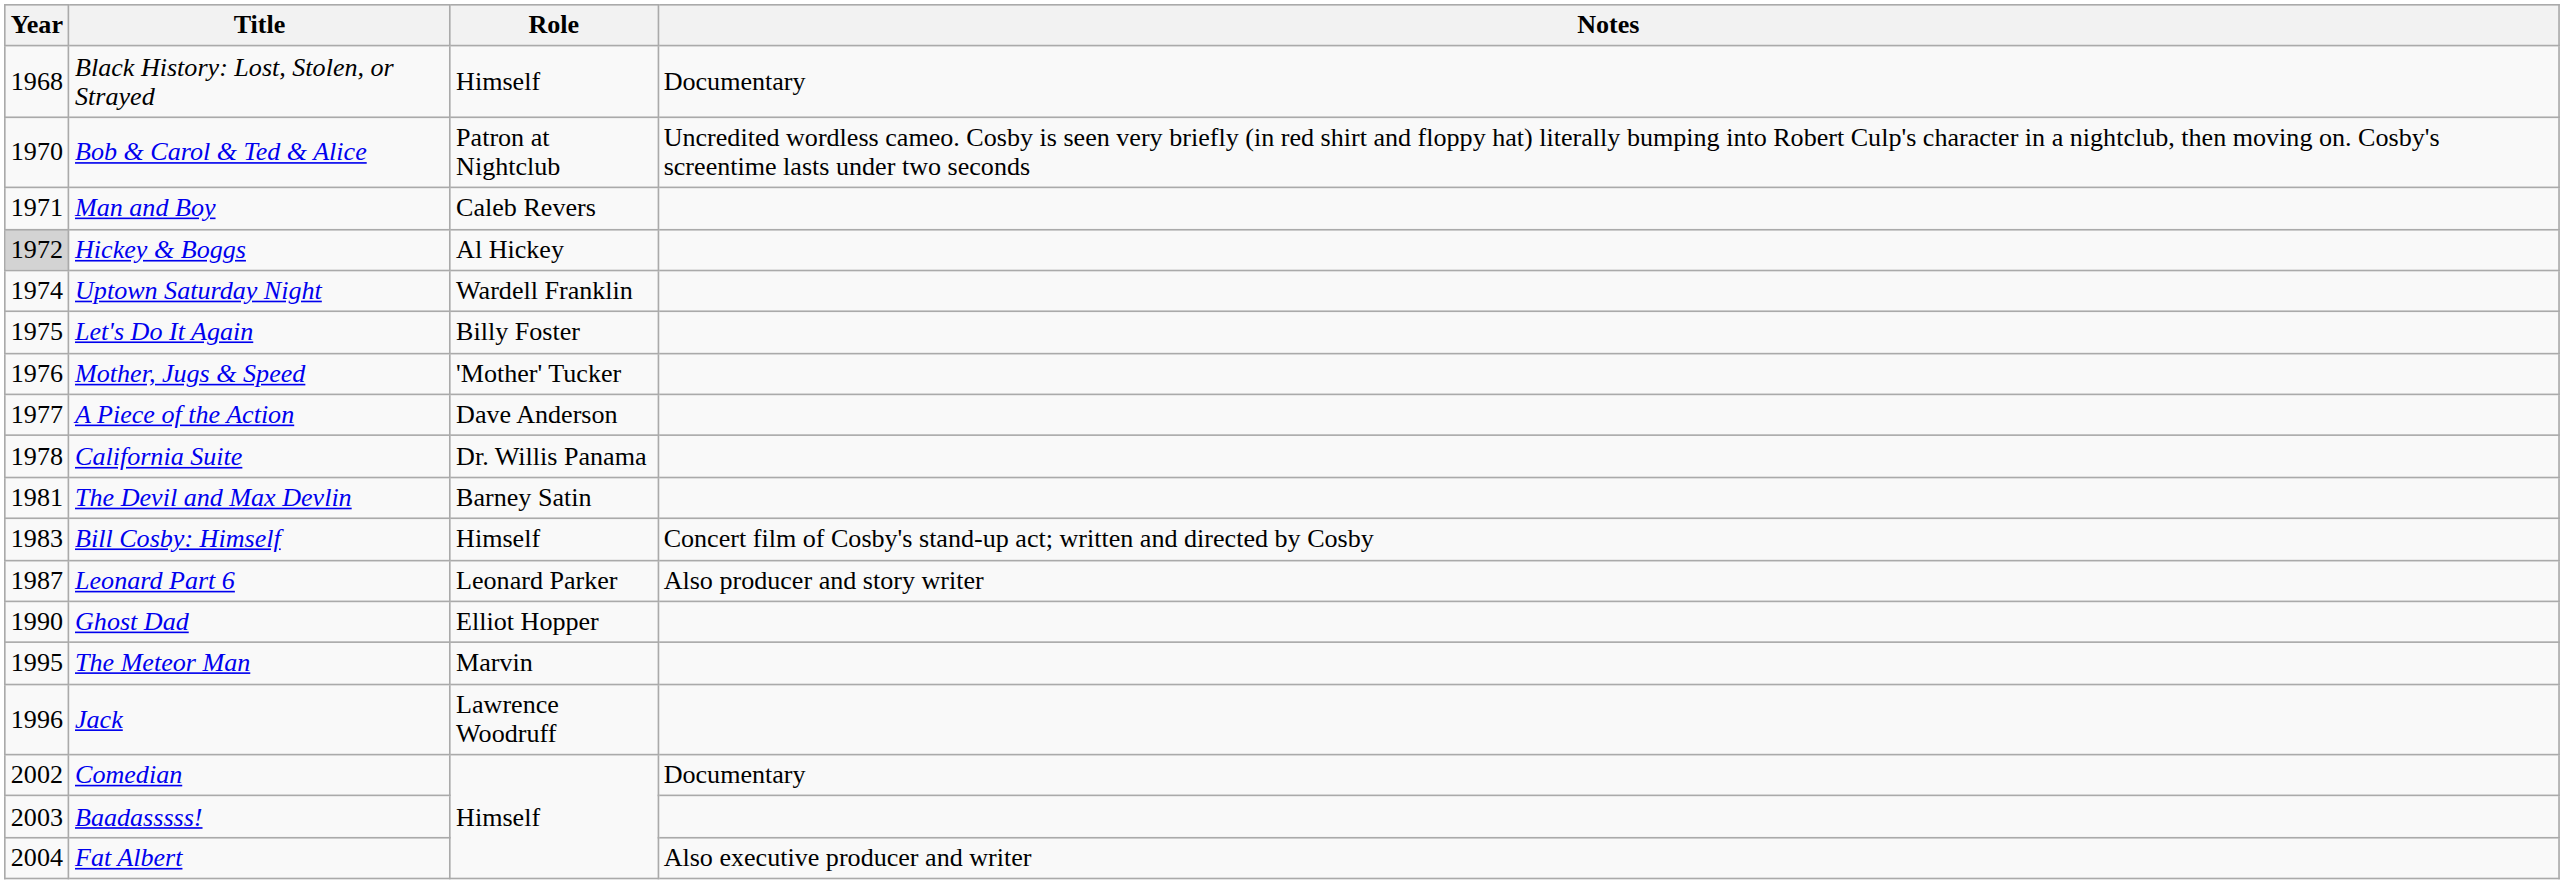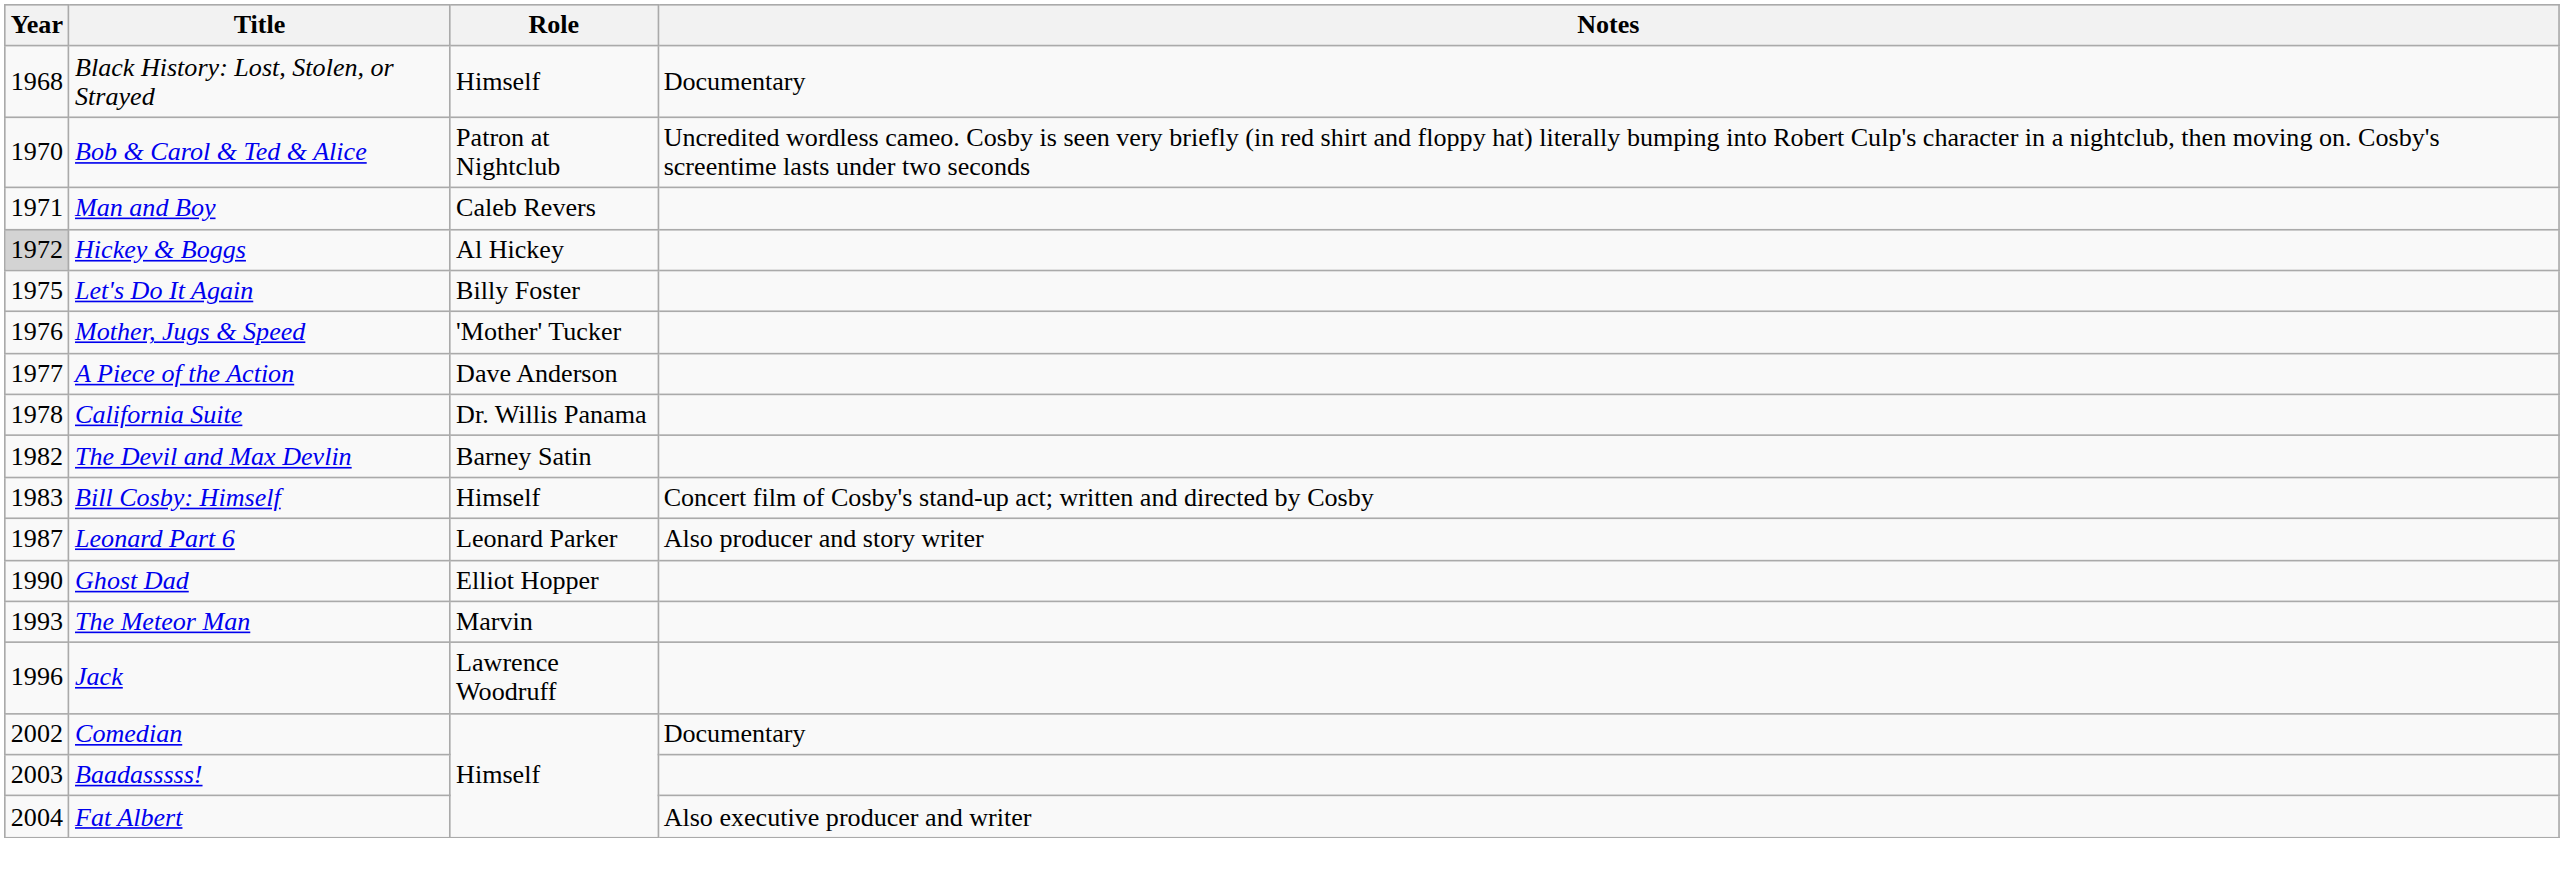- row: (198, 290)
(37, 497) 1981 -> (37, 456) 1982
(37, 662) 1995 -> (37, 621) 1993
